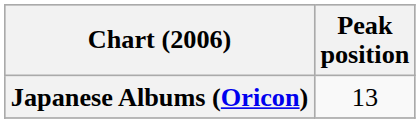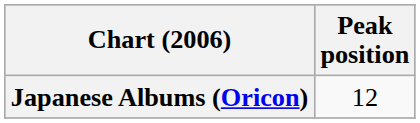(365, 96) 13 -> (365, 96) 12
